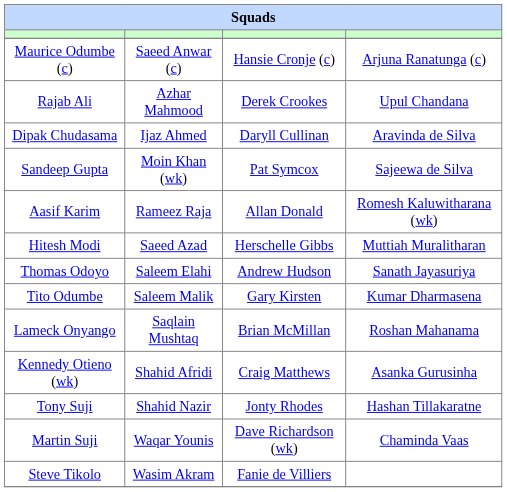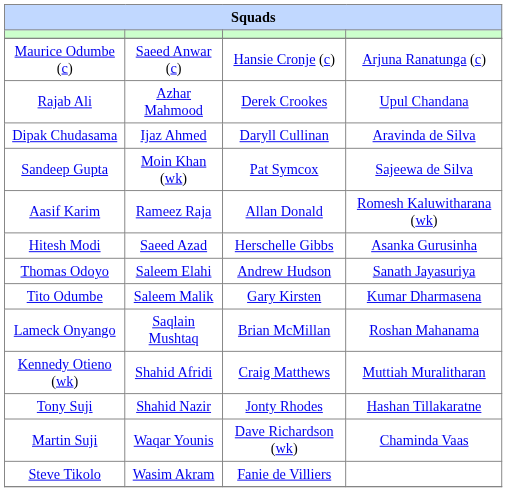(424, 245) Muttiah Muralitharan -> (424, 245) Asanka Gurusinha
(424, 372) Asanka Gurusinha -> (424, 372) Muttiah Muralitharan
